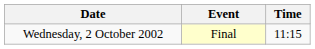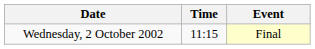columns swapped: (288, 14) <-> (224, 14)
